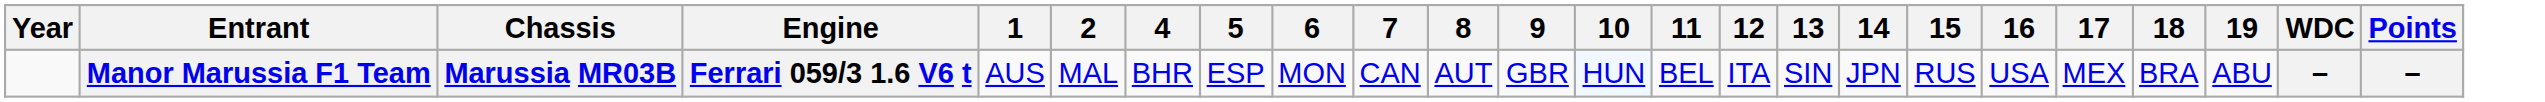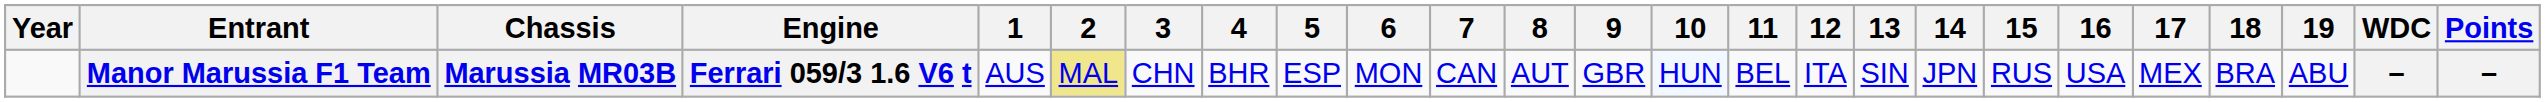+ column: (1163, 27)
(1088, 73) no background -> (1088, 73) khaki background
